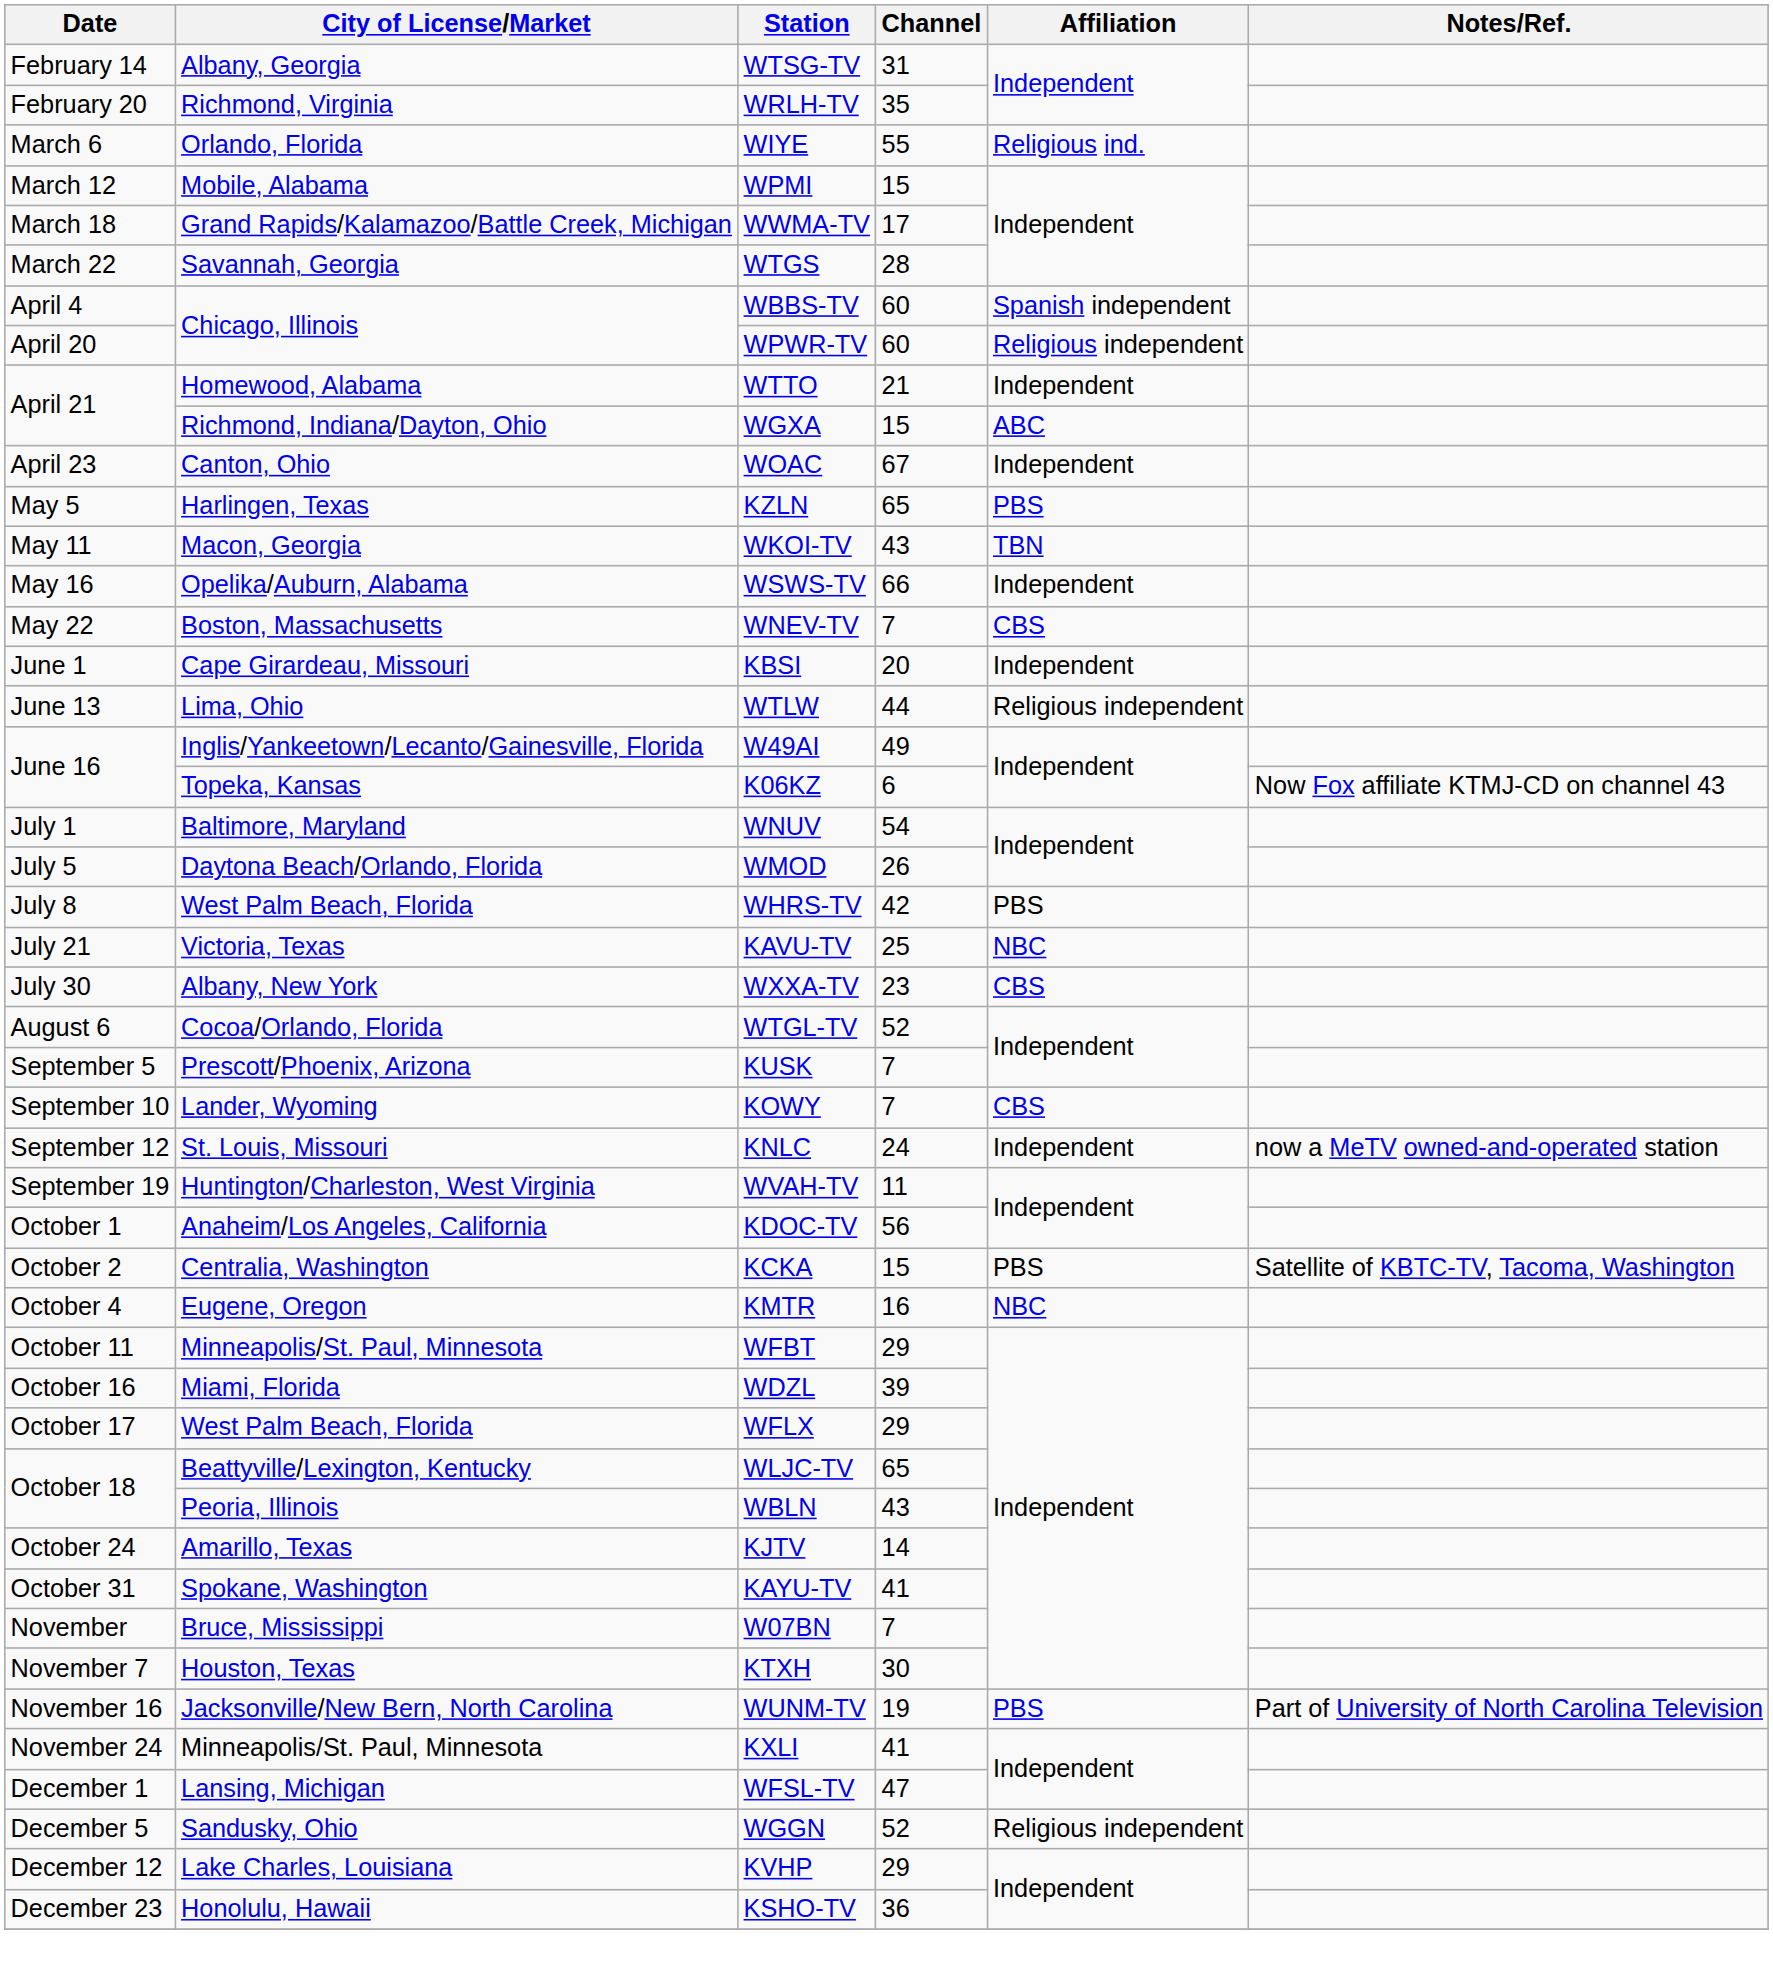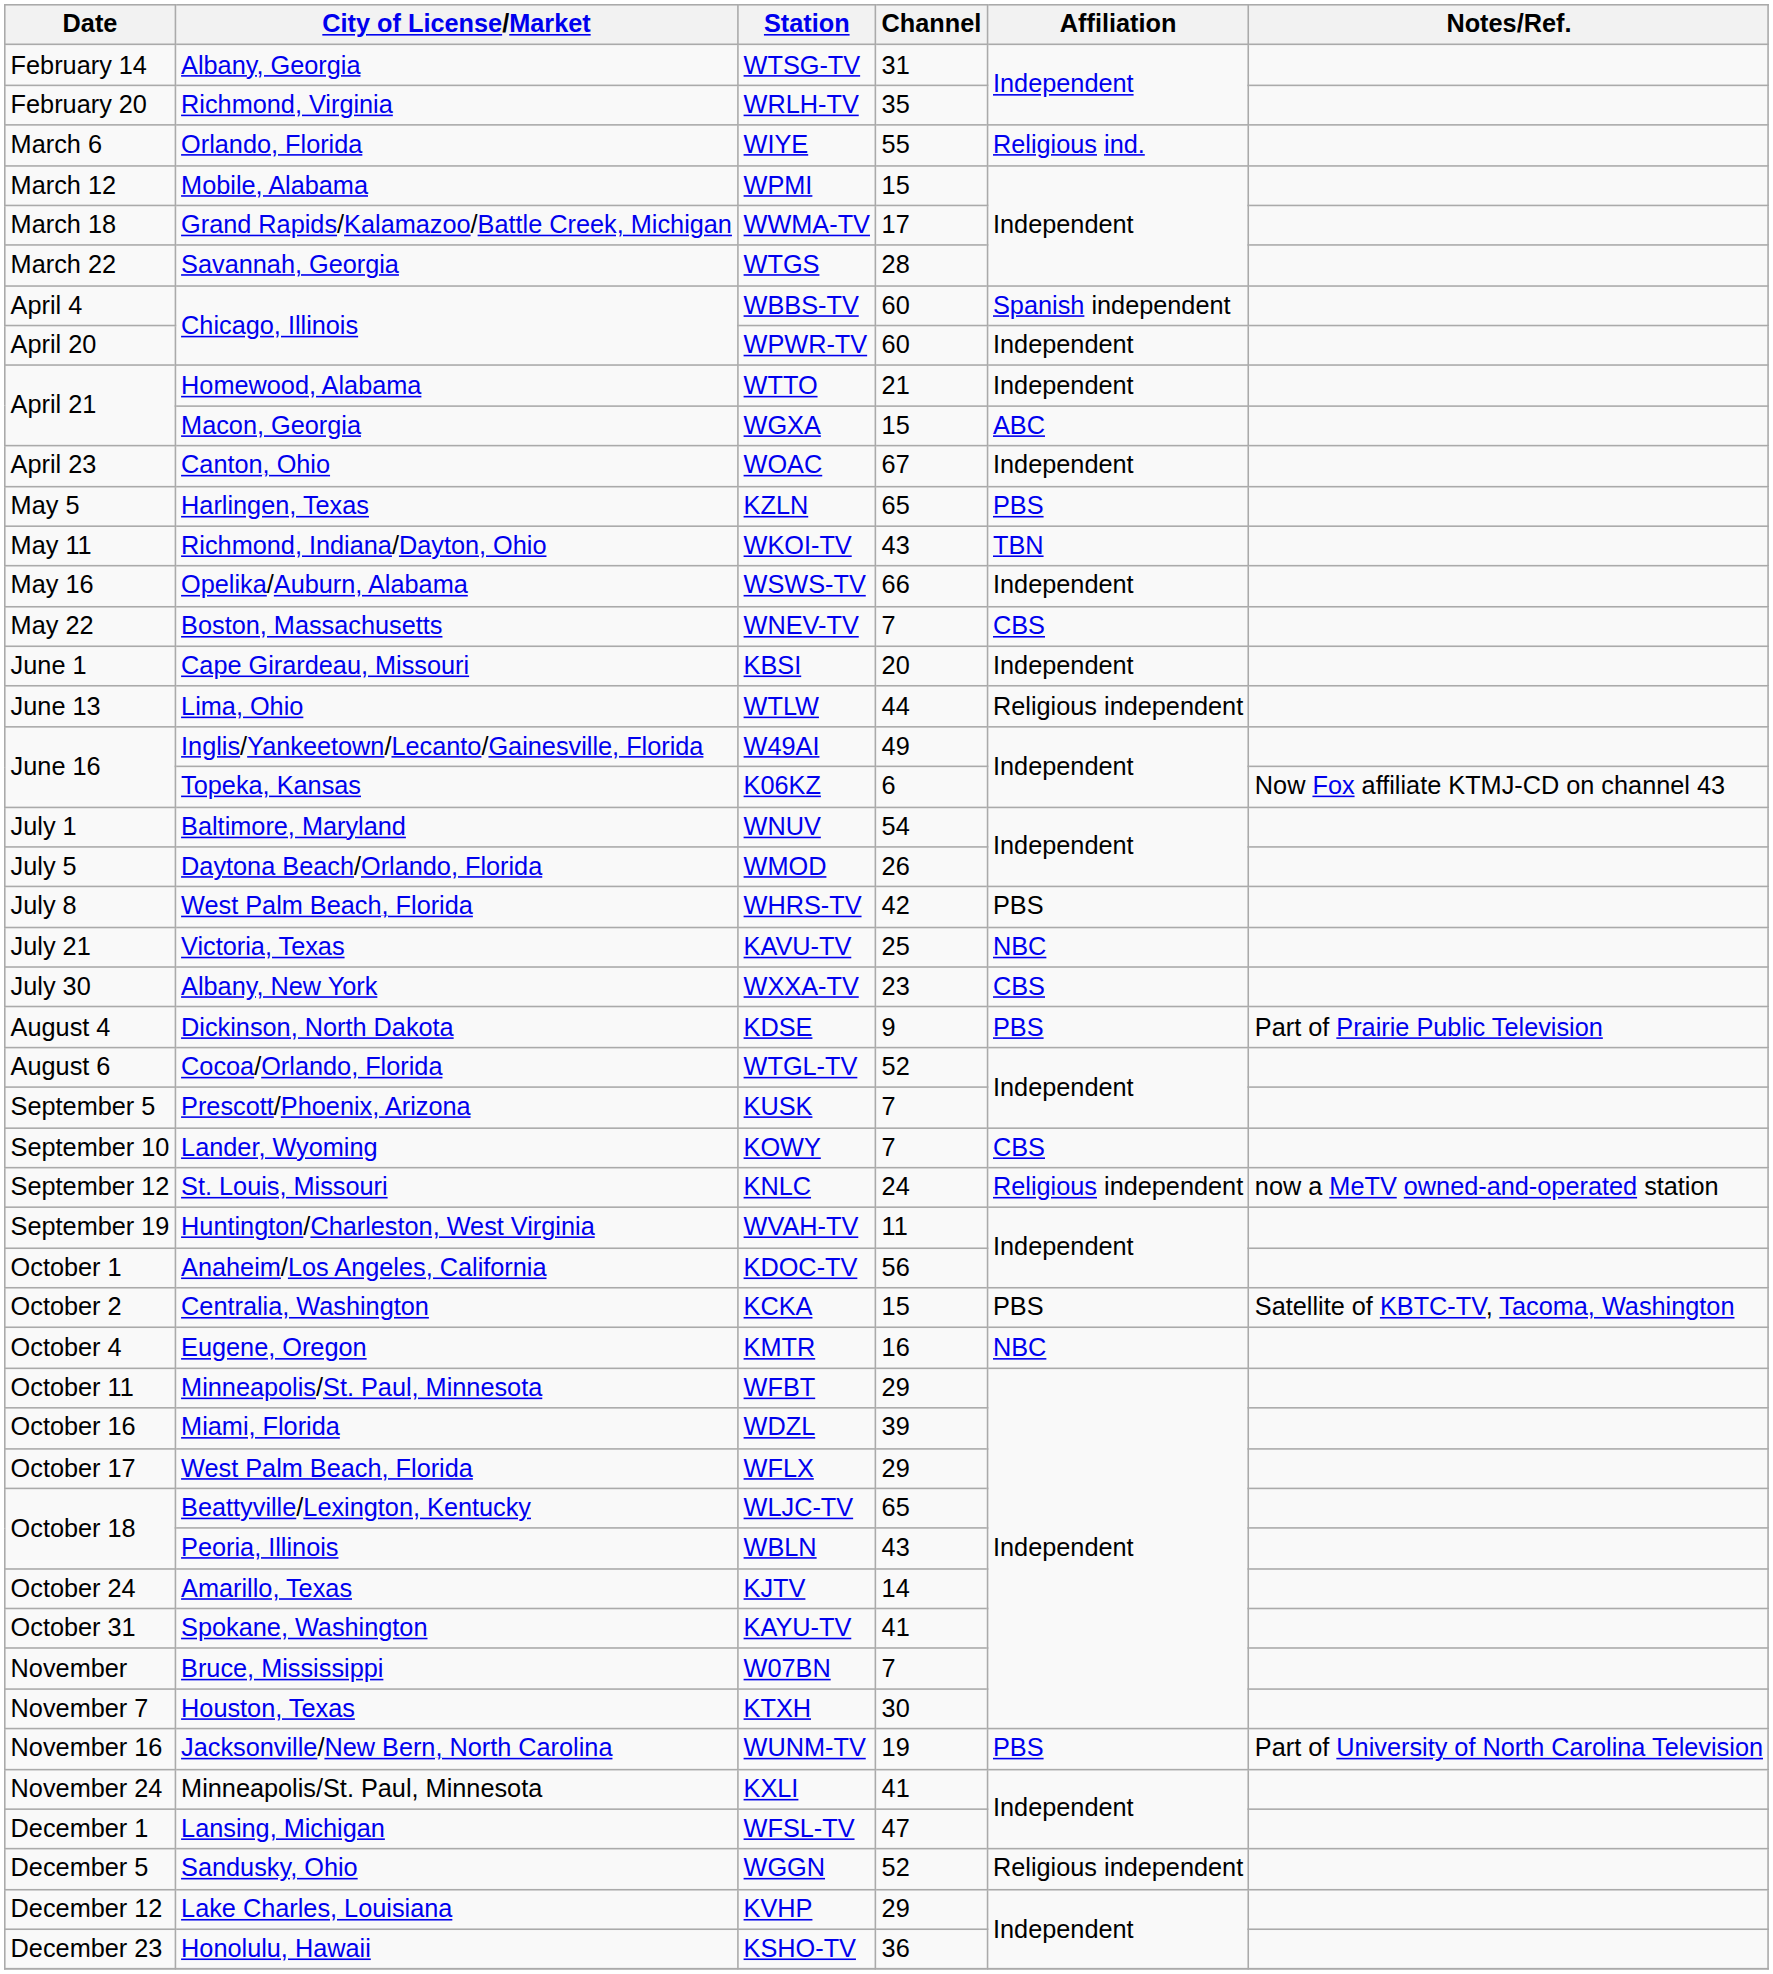(1118, 345) Religious independent -> (1063, 345) Independent
(364, 425) Richmond, Indiana/Dayton, Ohio -> (271, 425) Macon, Georgia
(271, 545) Macon, Georgia -> (364, 545) Richmond, Indiana/Dayton, Ohio
+ row: (778, 1026)
(1063, 1147) Independent -> (1118, 1187) Religious independent
